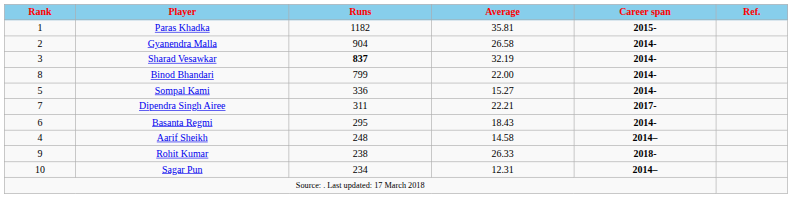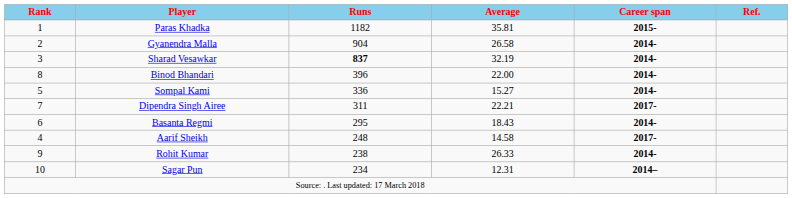(360, 75) 799 -> (360, 75) 396
(645, 138) 2014– -> (645, 138) 2017-
(645, 153) 2018- -> (645, 153) 2014-
